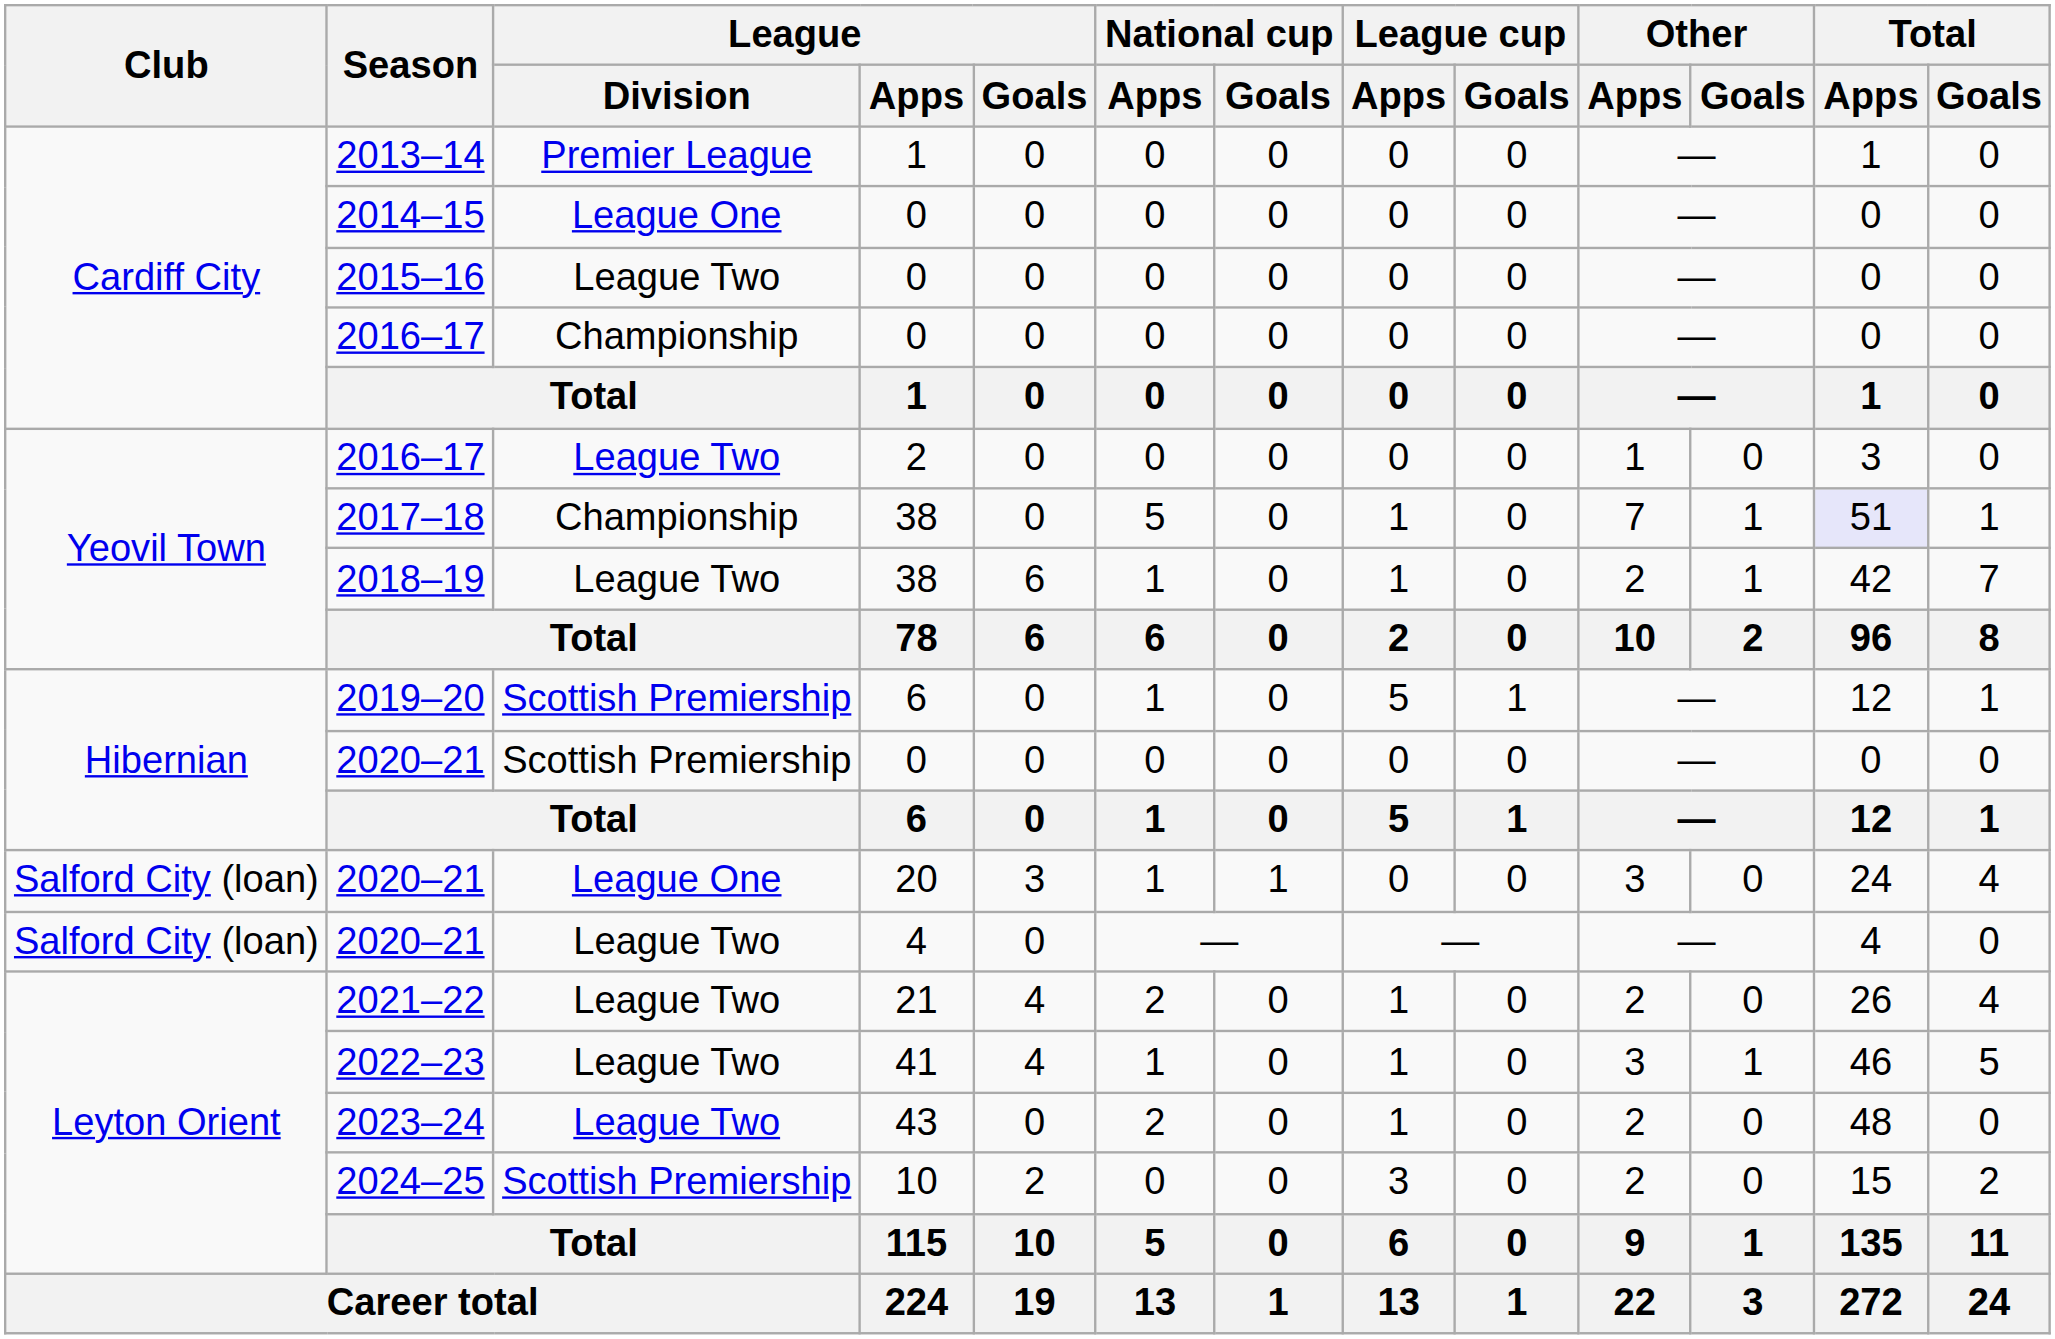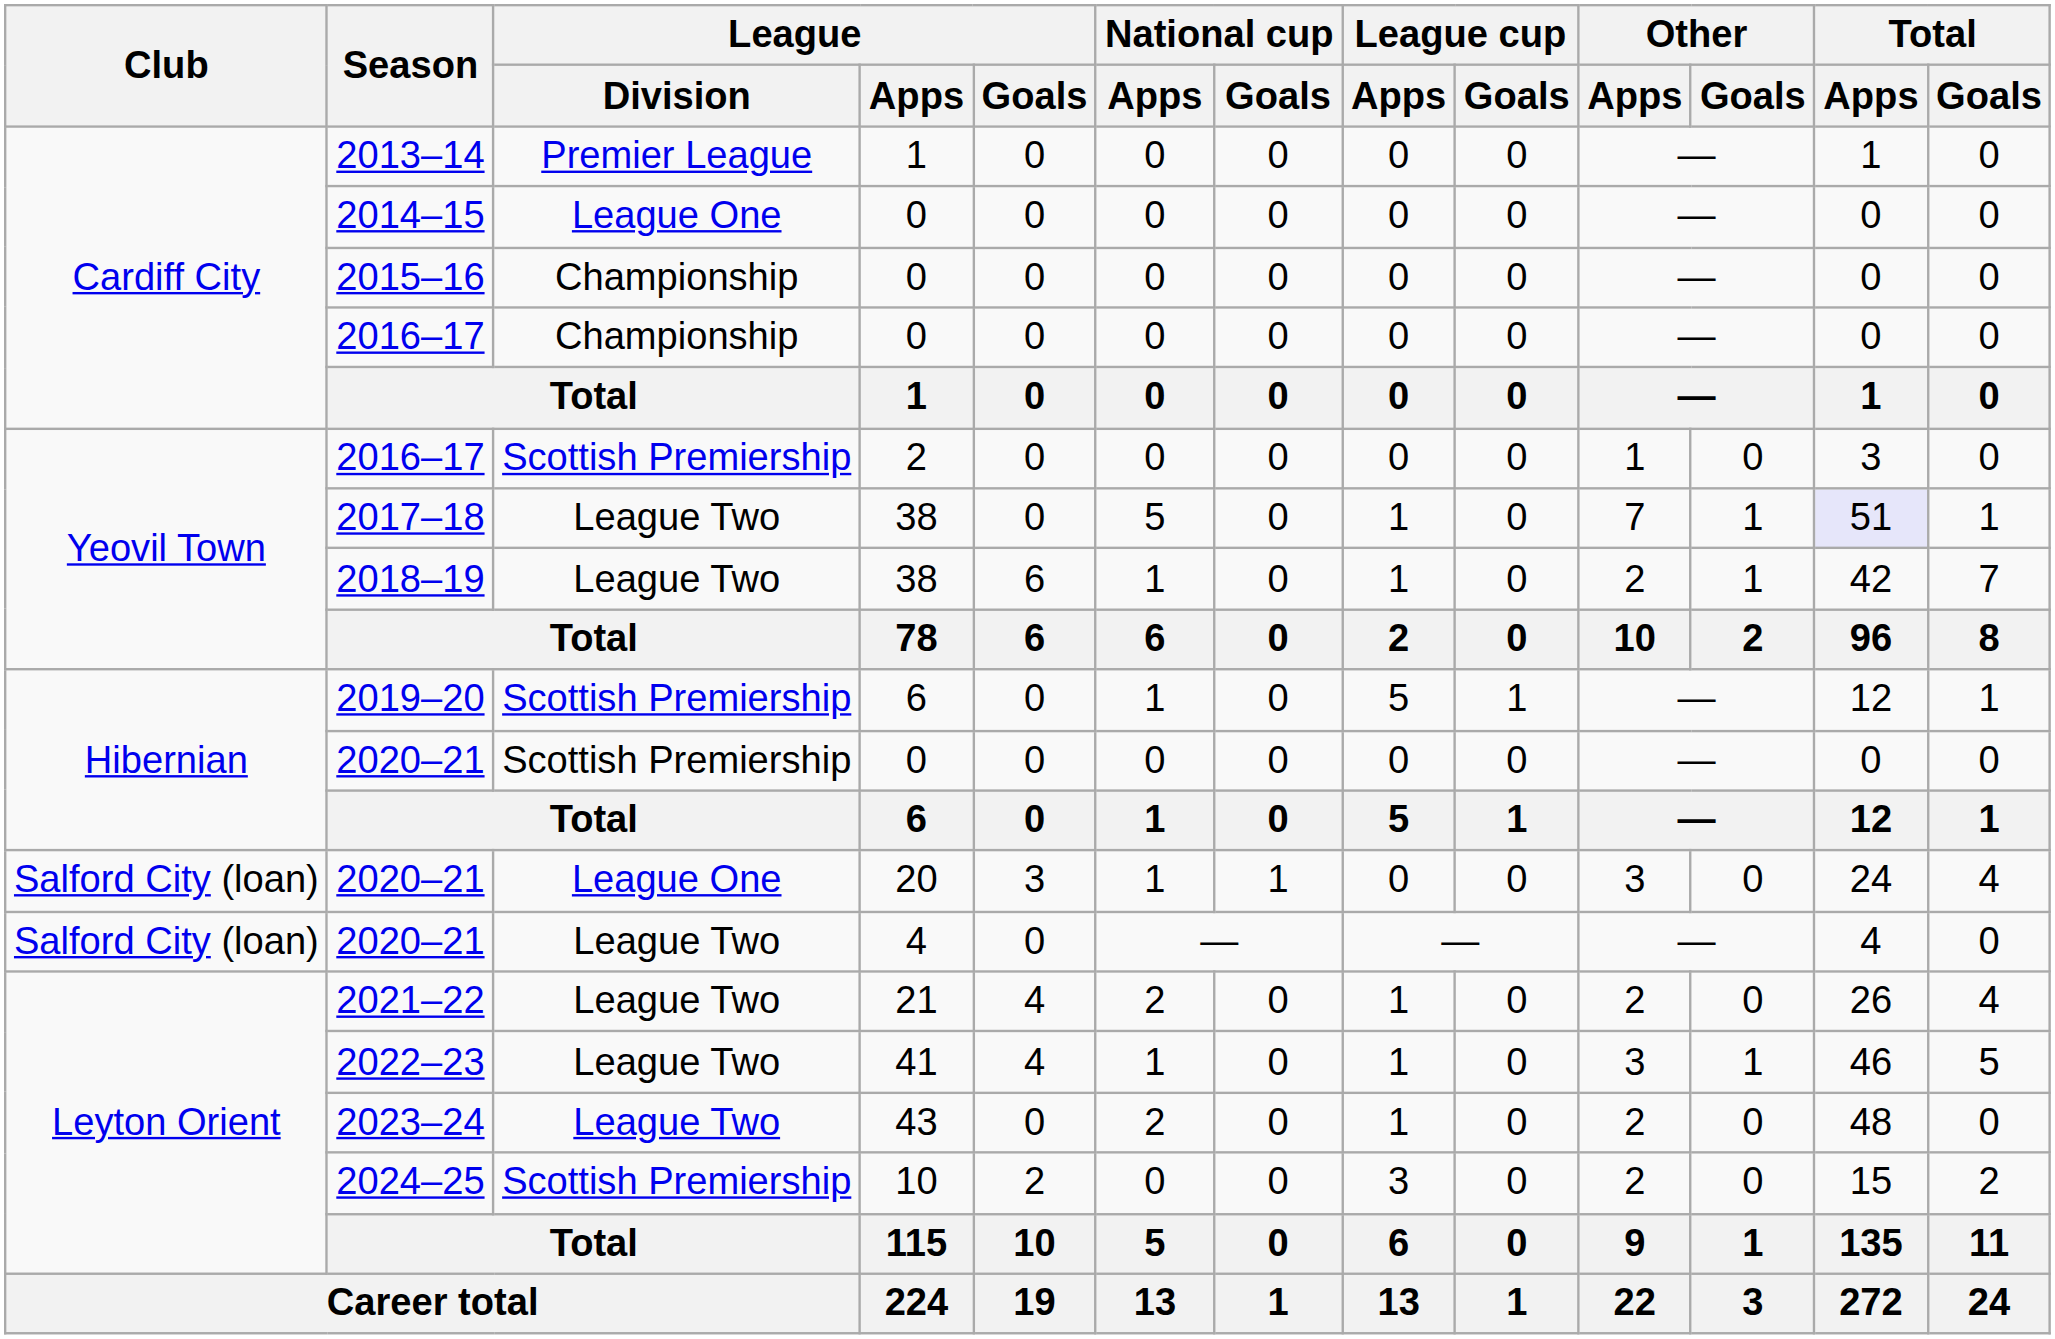(677, 276) League Two -> (677, 276) Championship
(677, 457) League Two -> (677, 457) Scottish Premiership
(677, 517) Championship -> (677, 517) League Two
